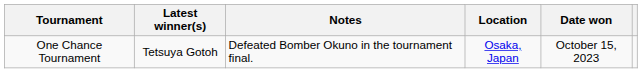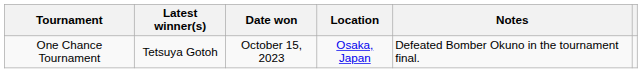columns swapped: (586, 20) <-> (346, 20)
